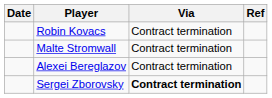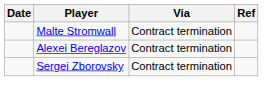- row: (71, 31)
(186, 84) bold -> (182, 66) normal
